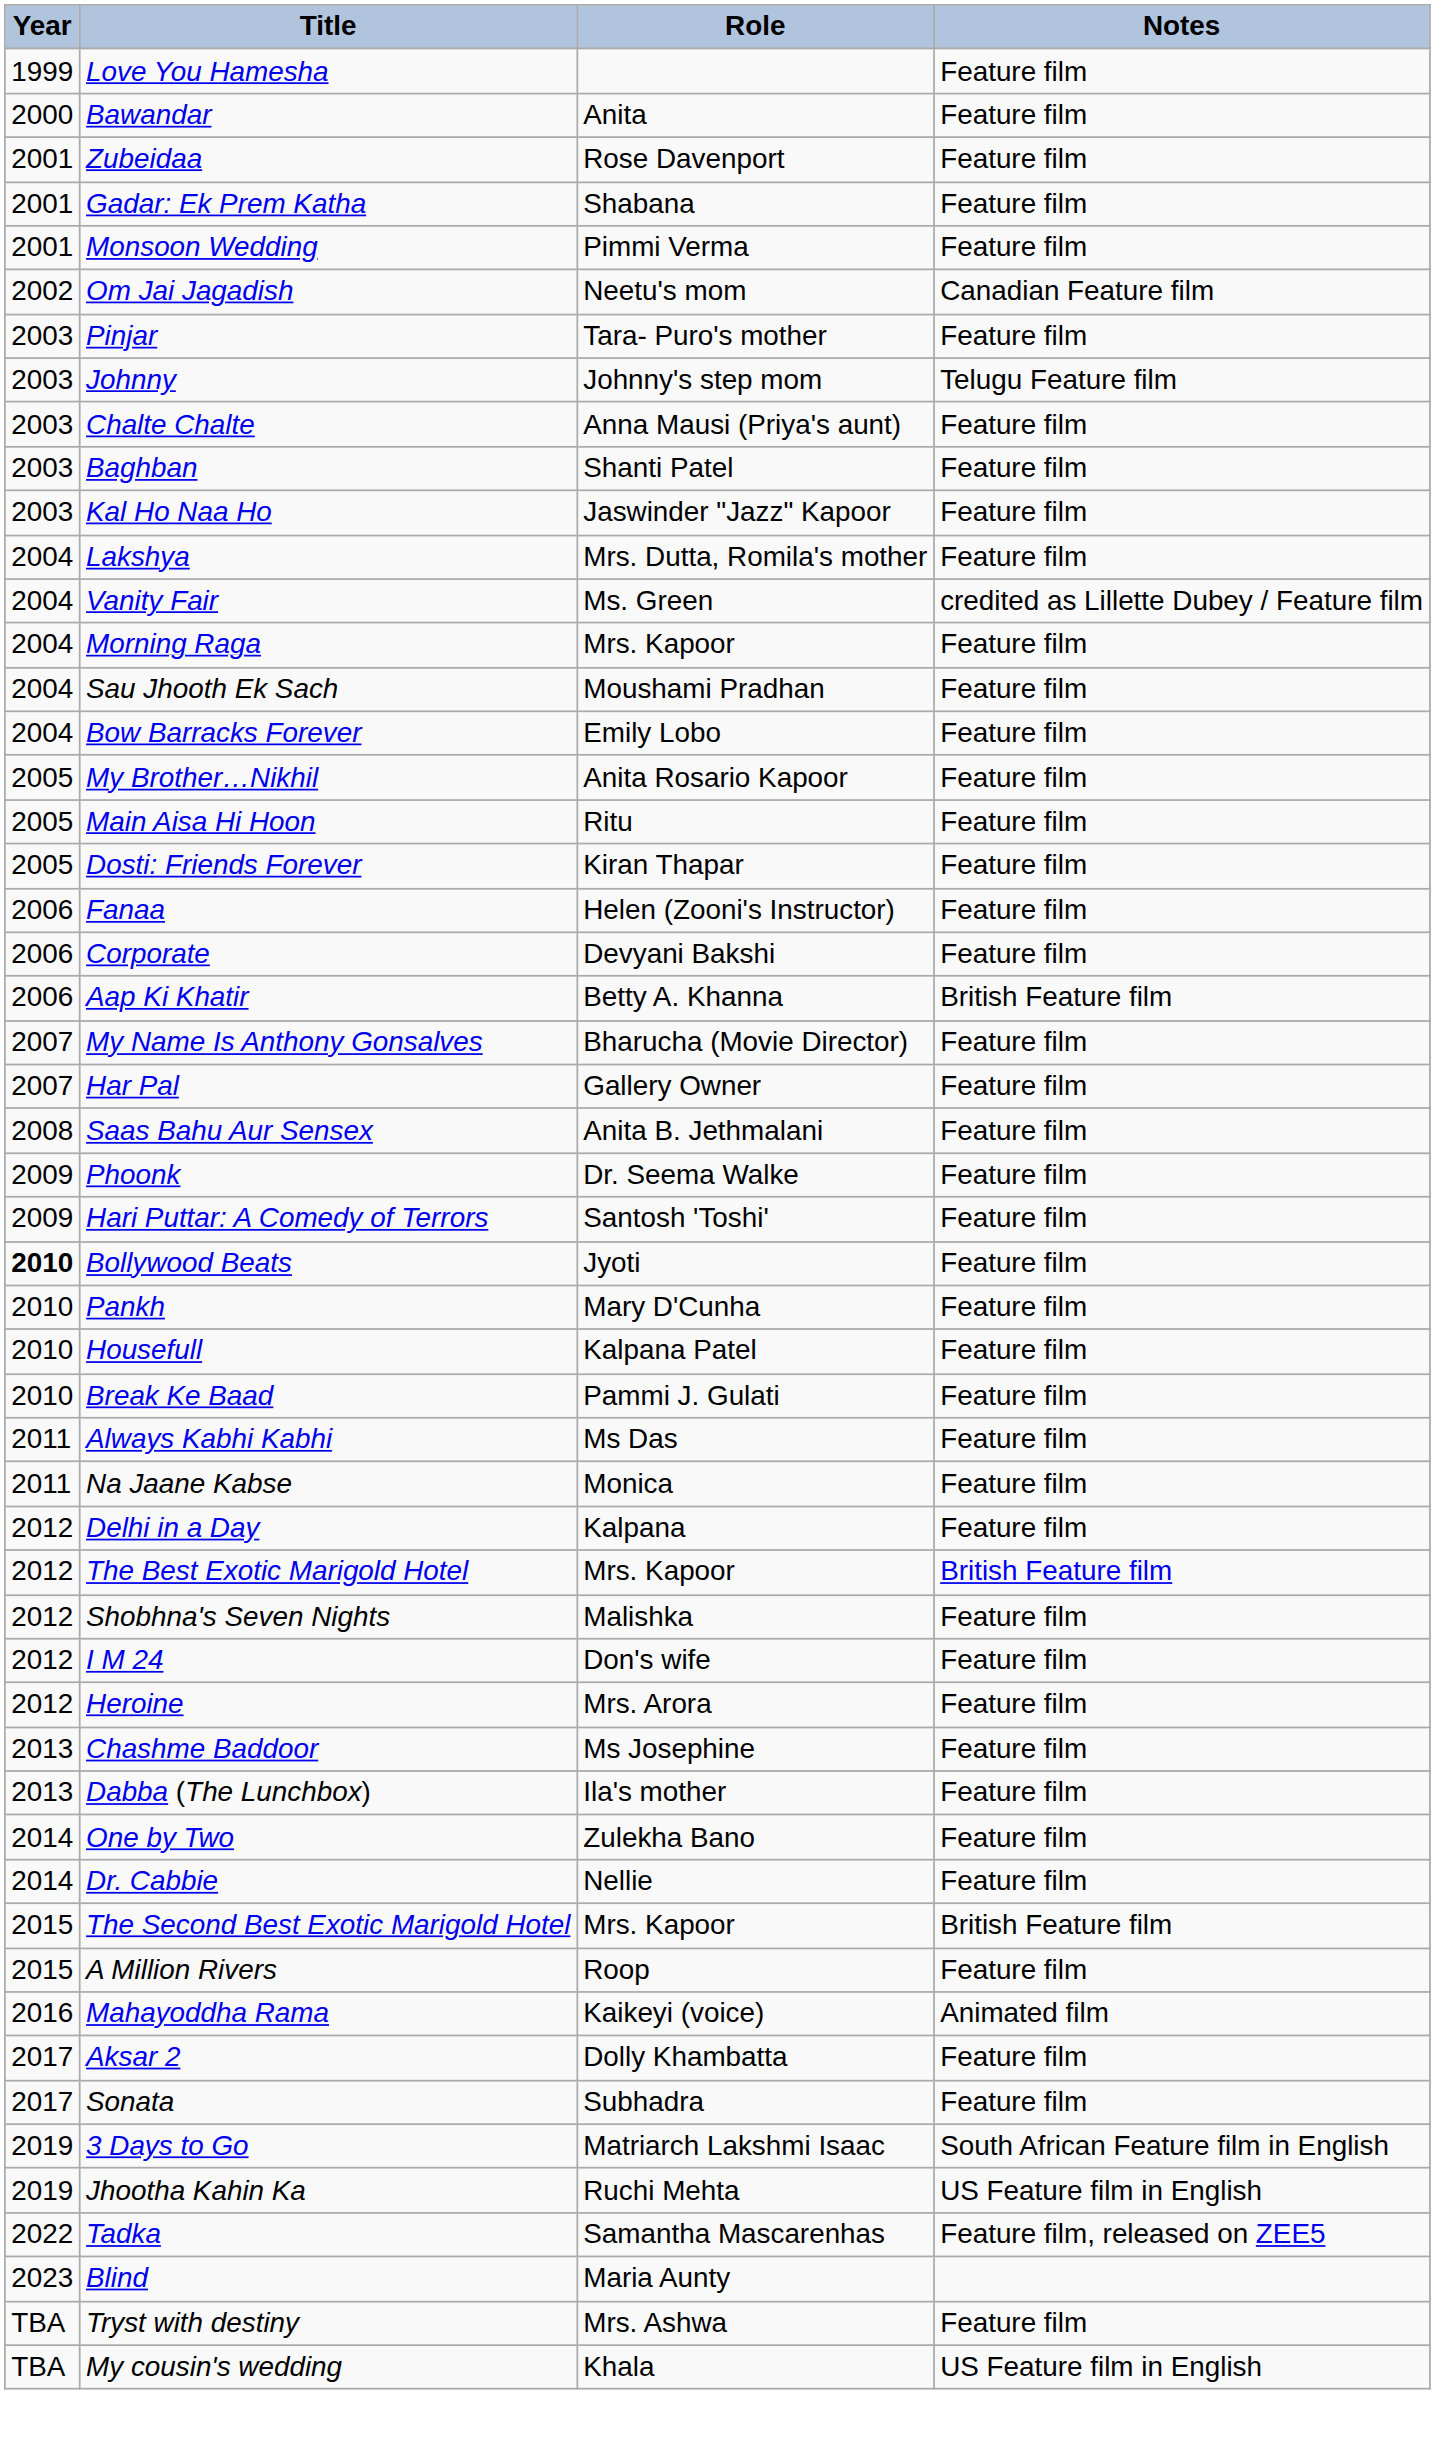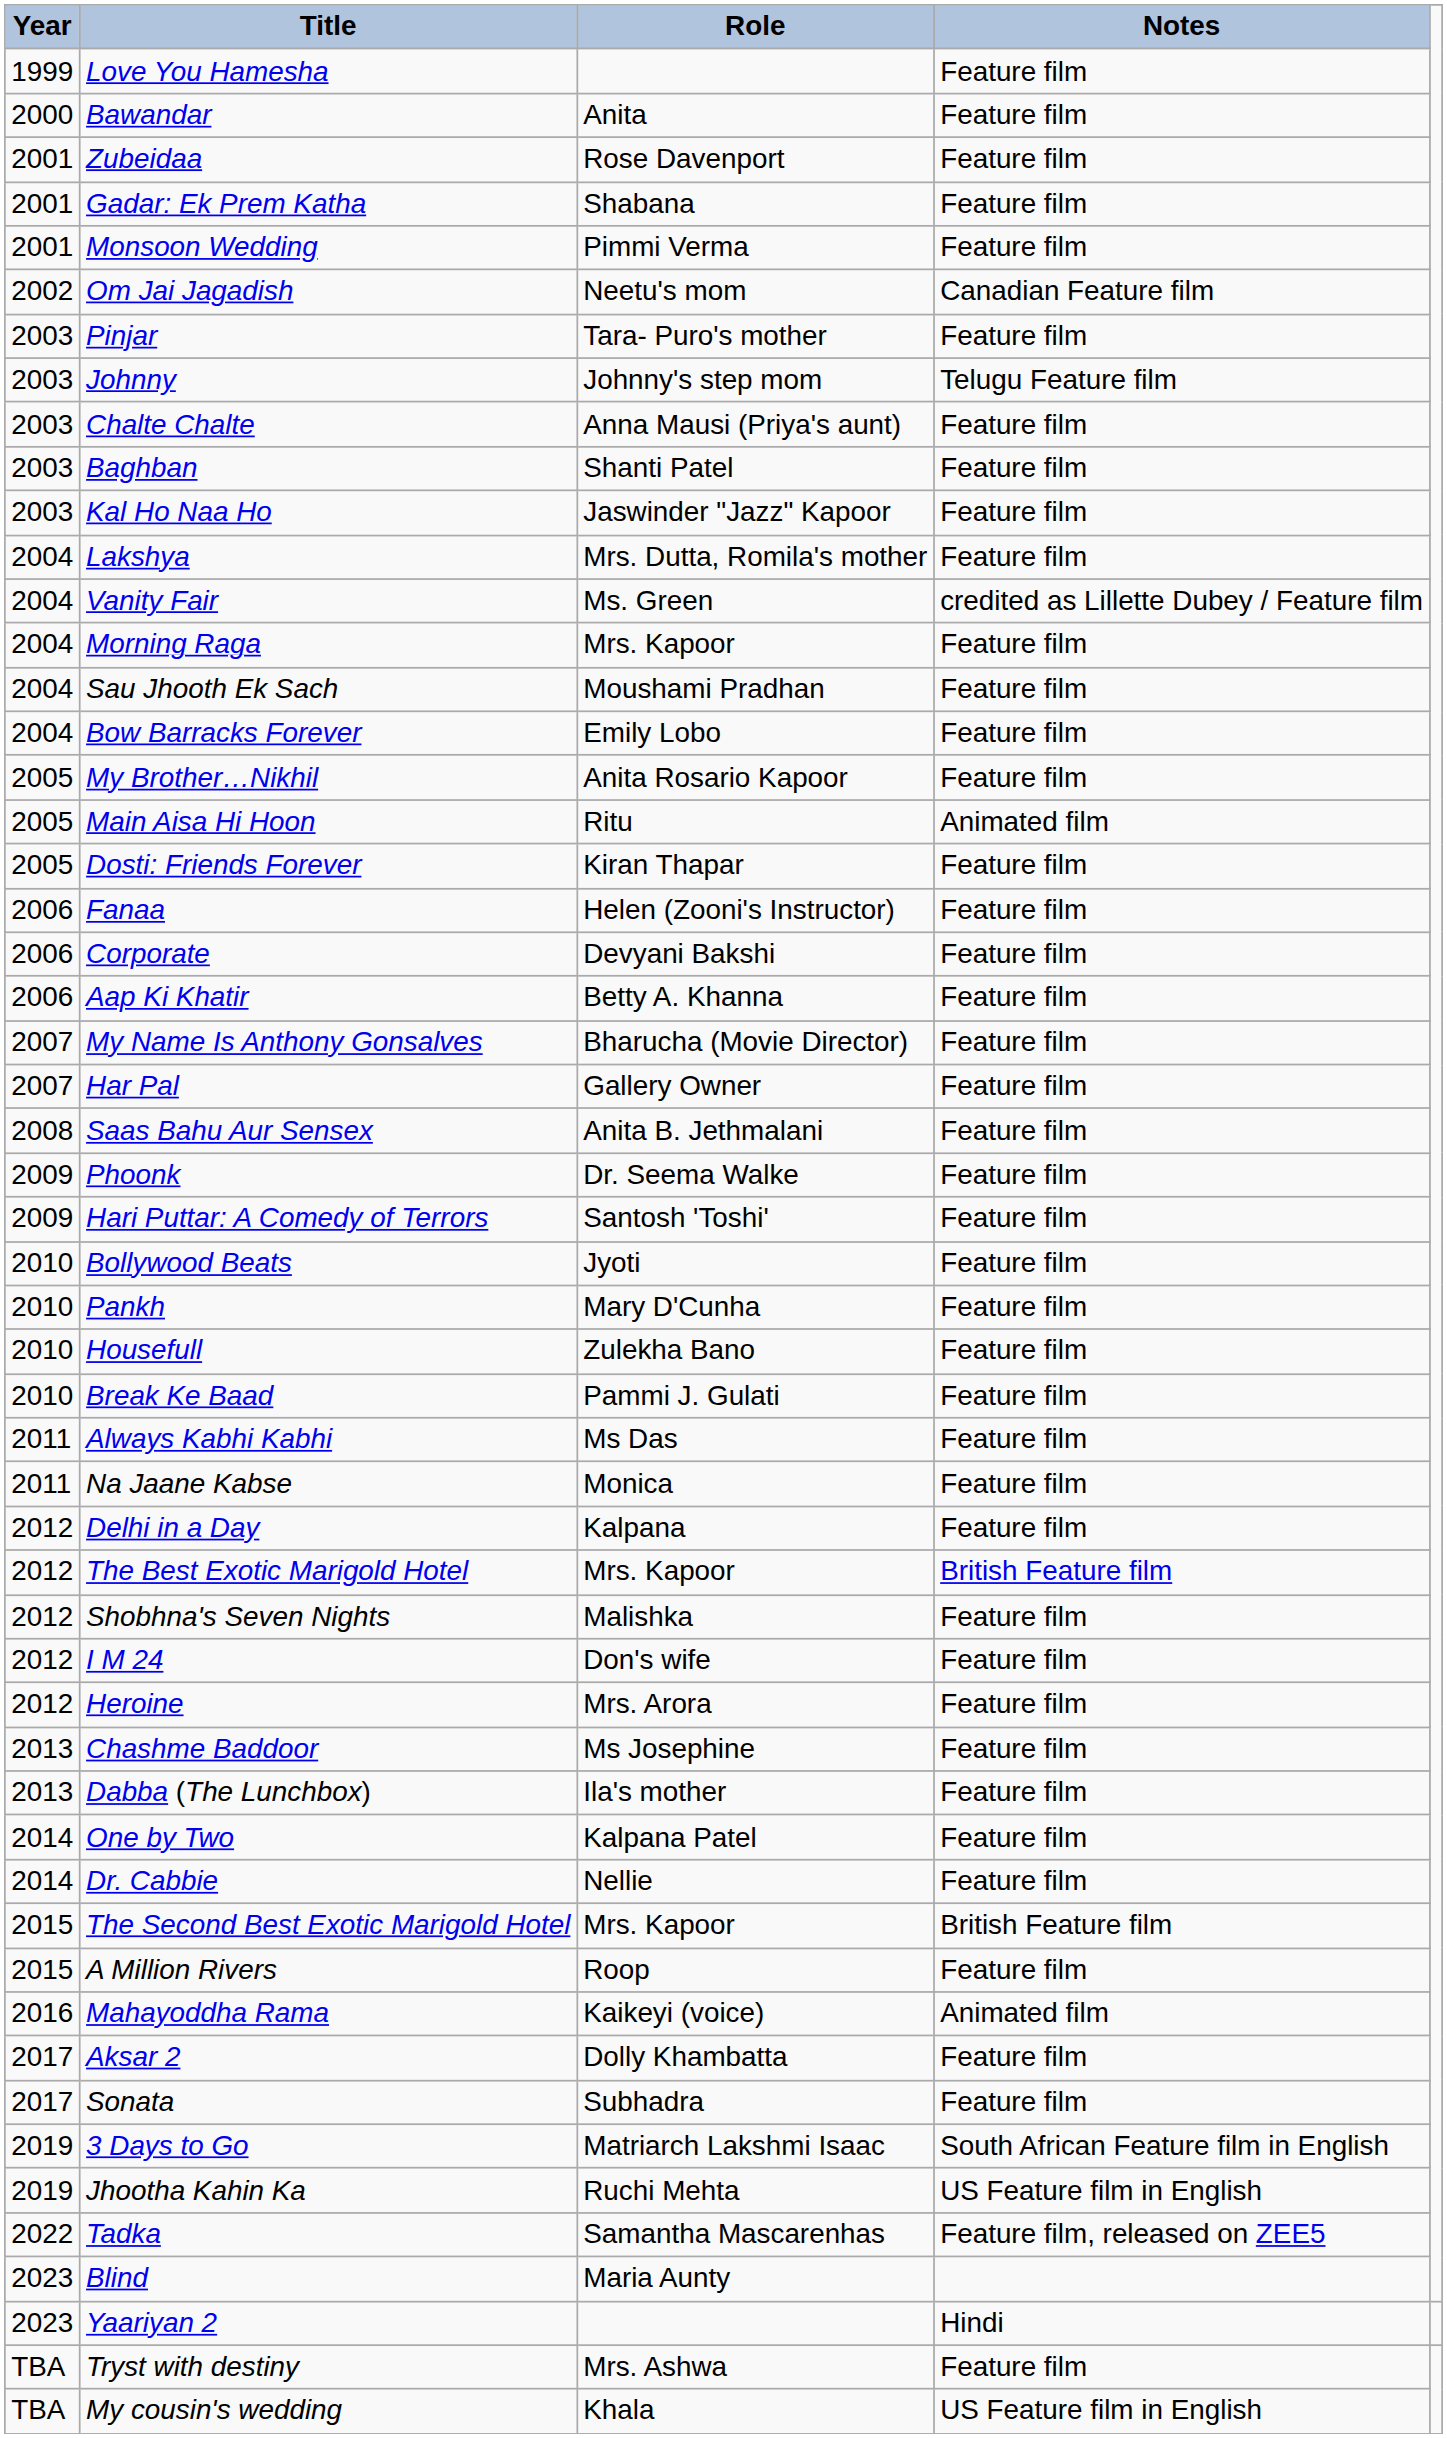(1014, 821) Feature film -> (1024, 821) Animated film
(1056, 997) British Feature film -> (1014, 997) Feature film
(42, 1262) bold -> (42, 1262) normal
(670, 1351) Kalpana Patel -> (669, 1351) Zulekha Bano
(669, 1836) Zulekha Bano -> (670, 1836) Kalpana Patel
+ row: (152, 2322)
